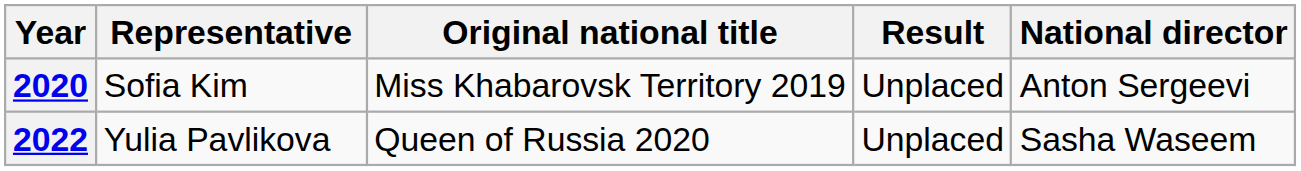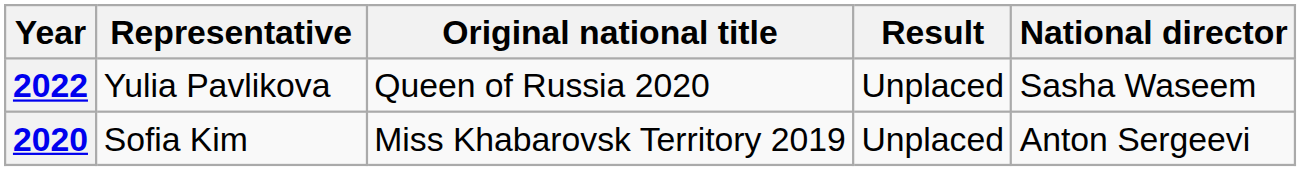rows swapped: (50, 85) <-> (50, 139)
